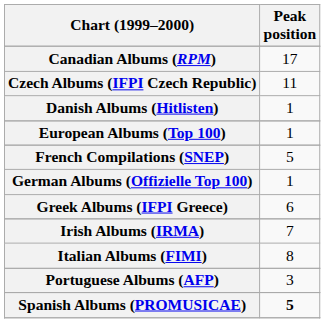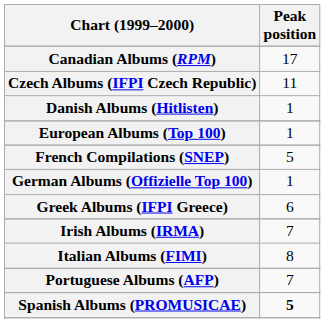(290, 280) 3 -> (290, 280) 7
